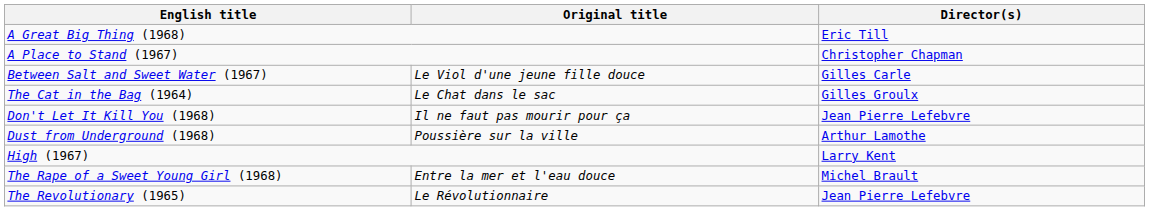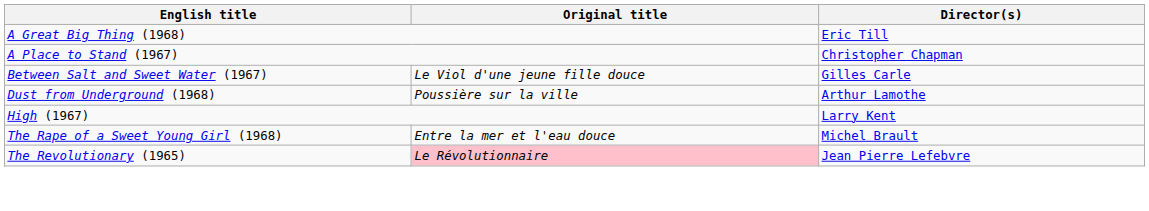- row: (100, 95)
- row: (112, 115)
(481, 196) no background -> (481, 155) pink background
